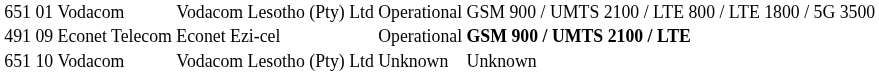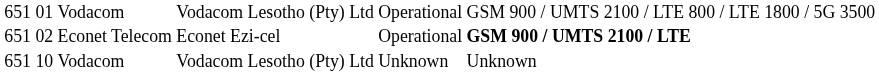(18, 36) 491 -> (18, 36) 651
(44, 36) 09 -> (44, 36) 02
